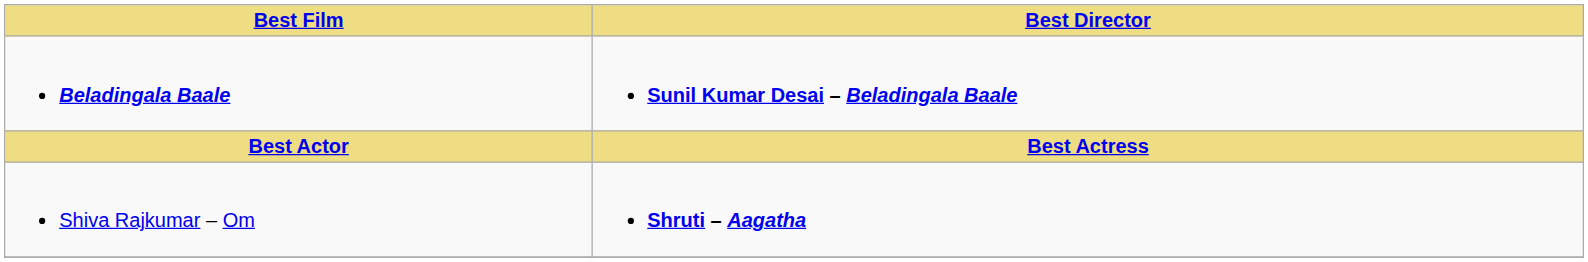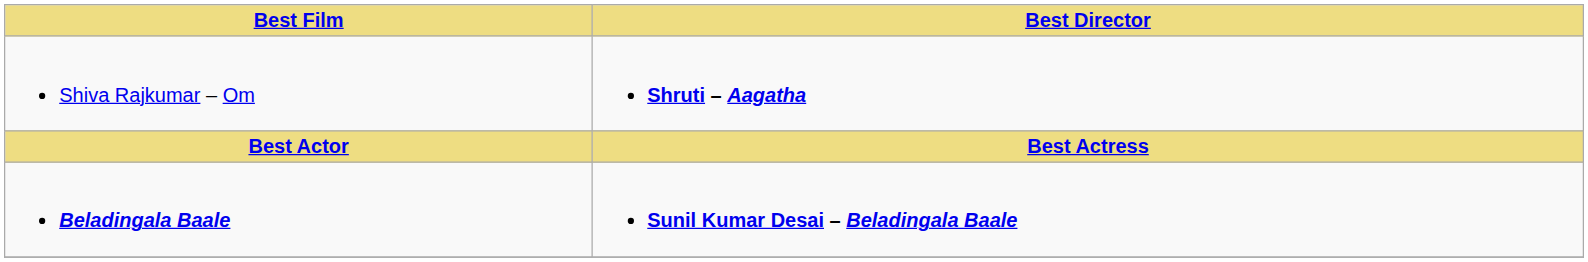rows swapped: (299, 95) <-> (299, 221)
